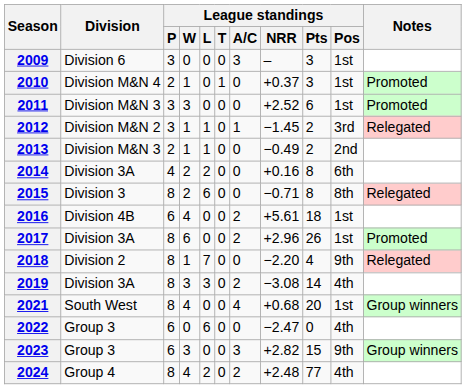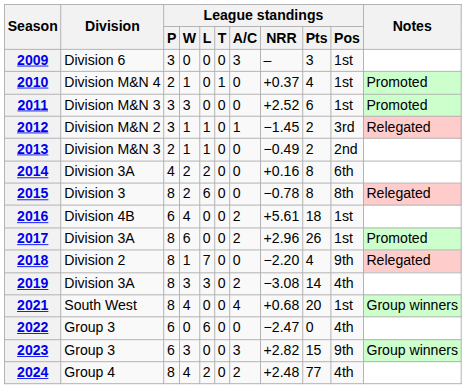(310, 82) 3 -> (310, 82) 4
(281, 194) −0.71 -> (281, 194) −0.78
